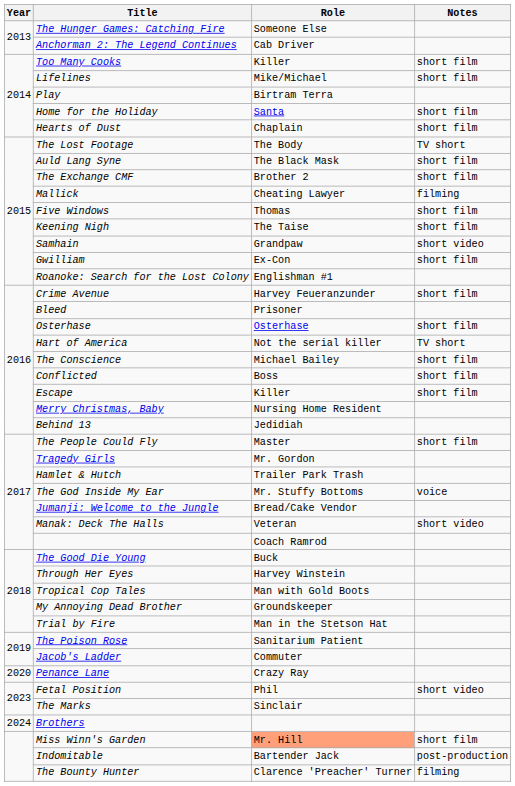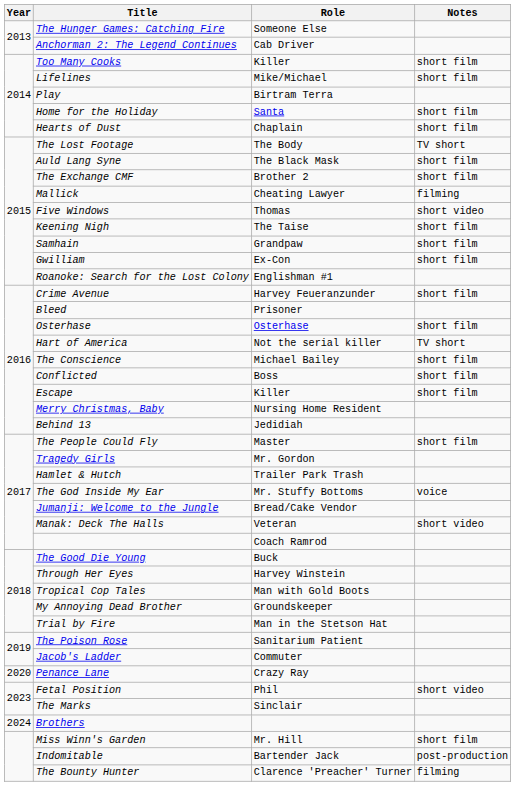(447, 211) short film -> (450, 211) short video
(450, 244) short video -> (447, 244) short film
(278, 740) lightsalmon background -> (278, 740) no background
